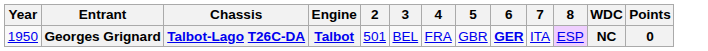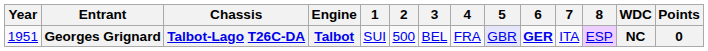+ column: (375, 15)
(23, 36) 1950 -> (23, 36) 1951
(375, 36) 501 -> (404, 36) 500
(473, 36) no background -> (502, 36) lavender background
